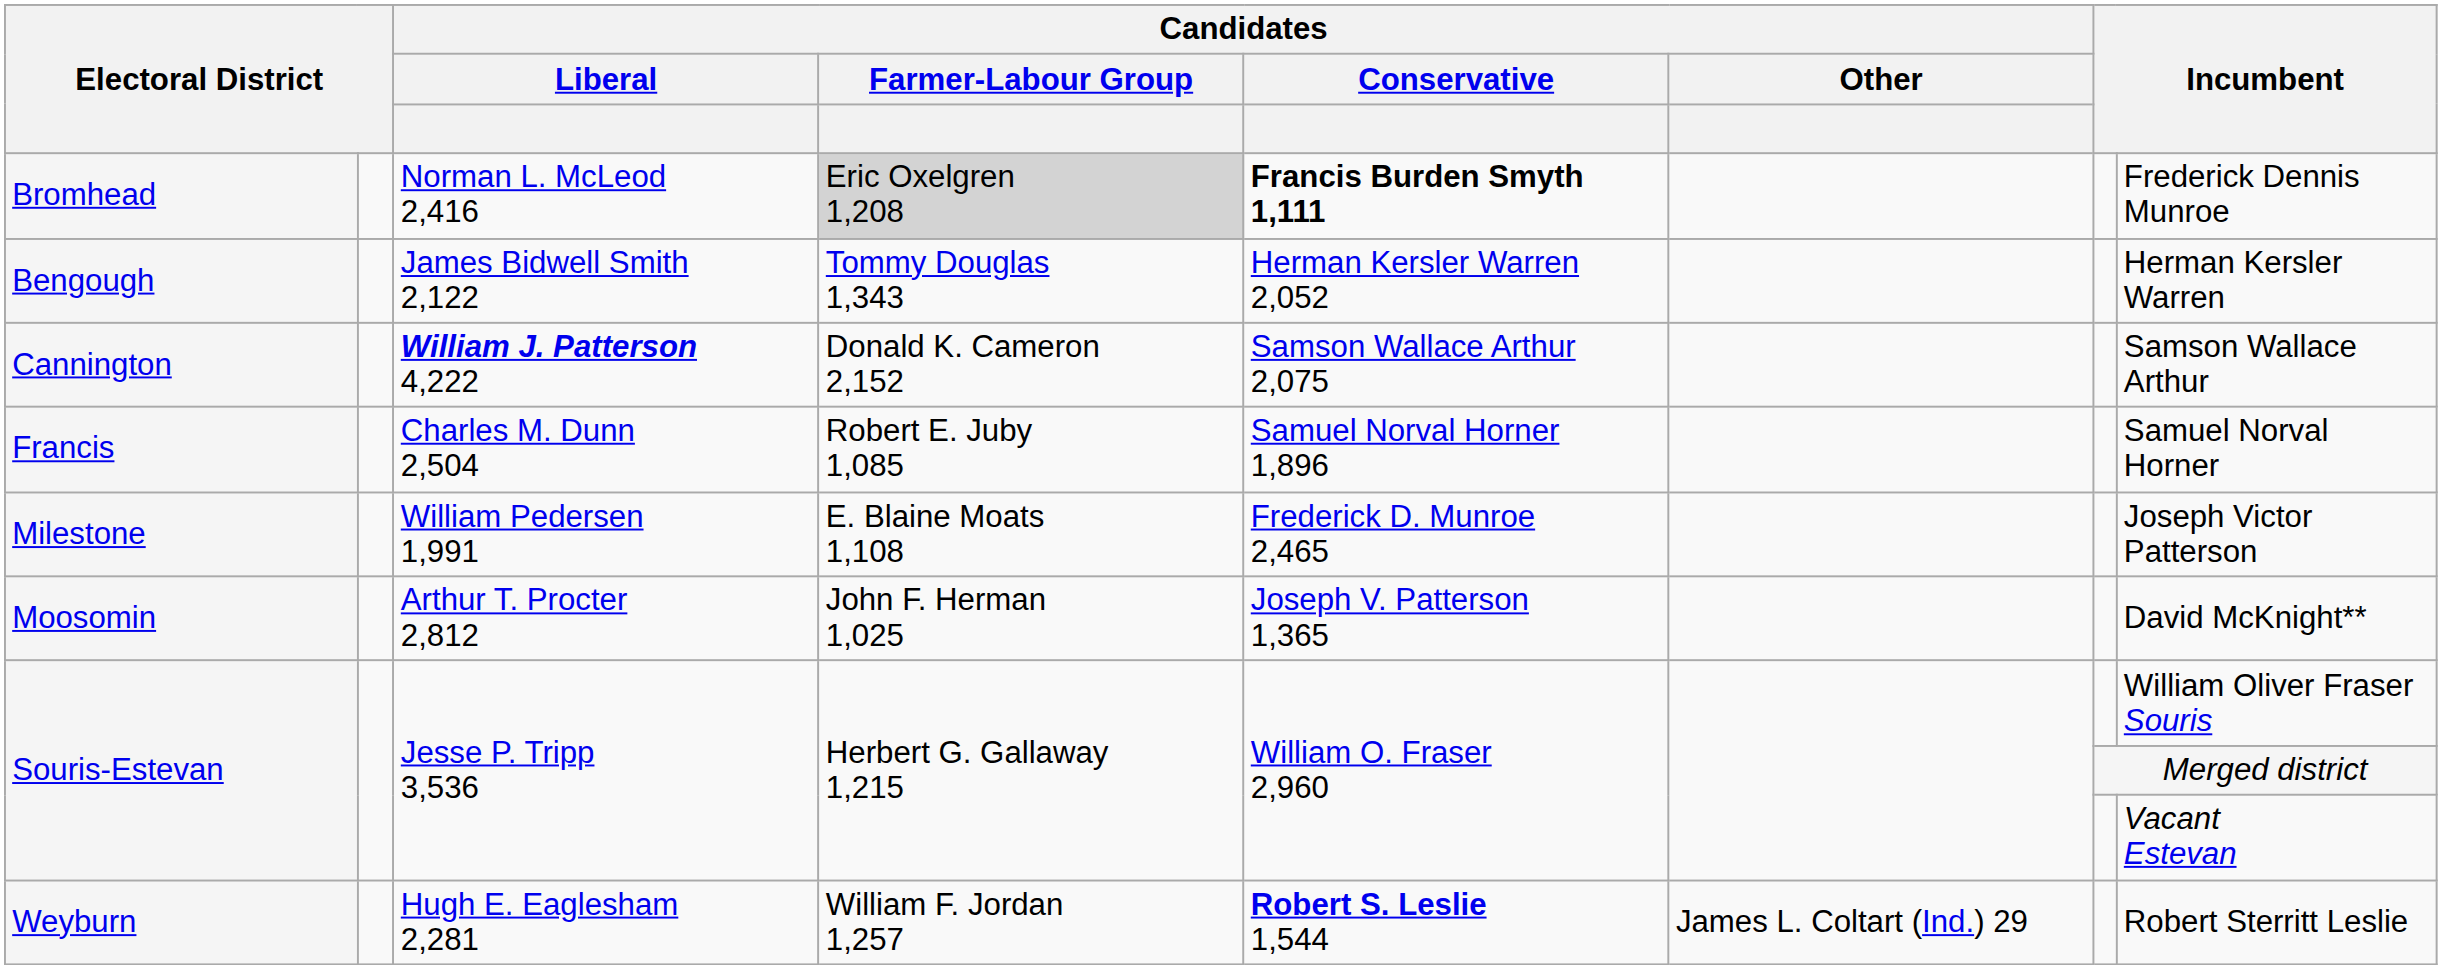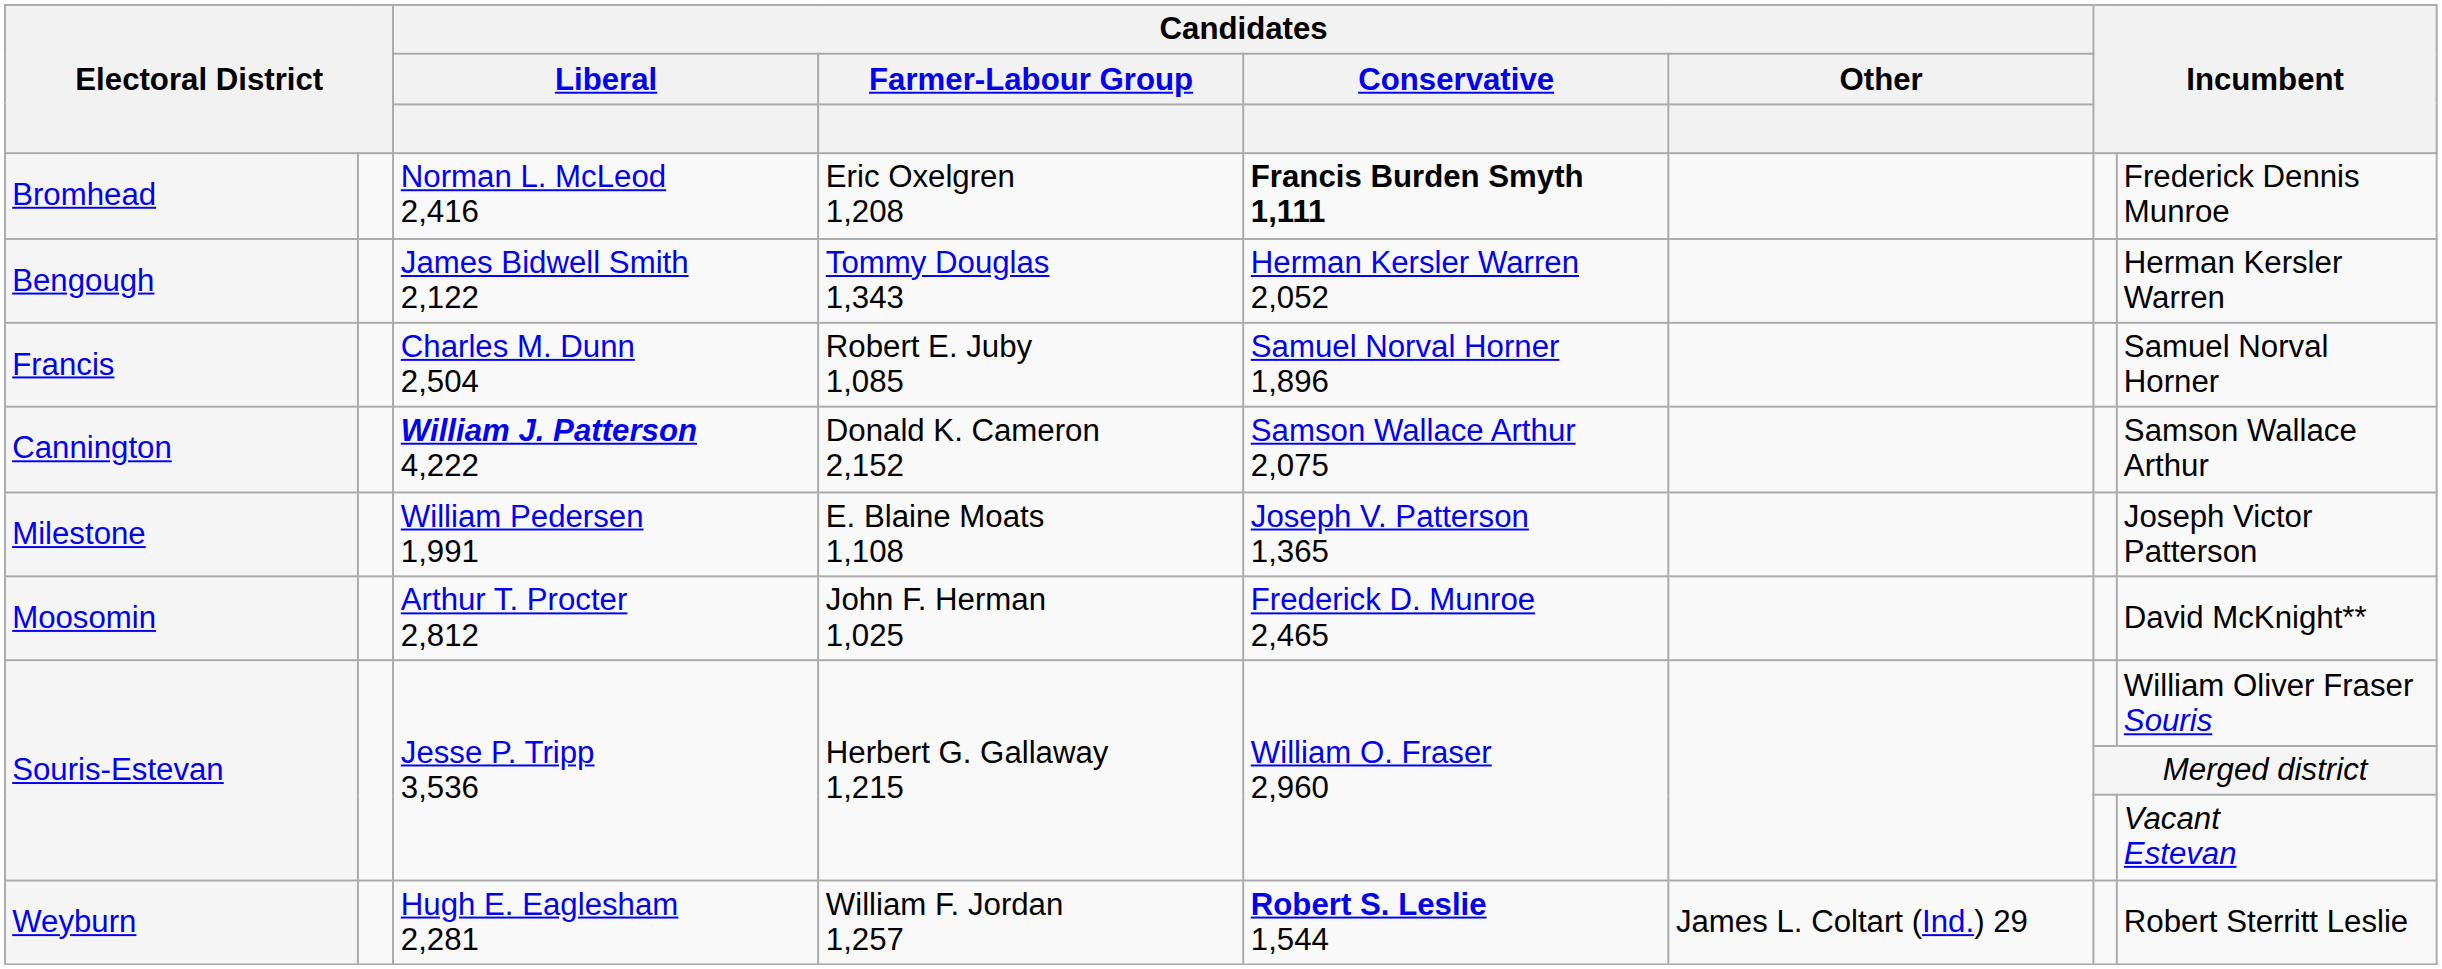(920, 195) lightgrey background -> (920, 195) no background
rows swapped: (92, 364) <-> (63, 448)
(1393, 533) Frederick D. Munroe 2,465 -> (1390, 533) Joseph V. Patterson 1,365
(1390, 618) Joseph V. Patterson 1,365 -> (1393, 618) Frederick D. Munroe 2,465
